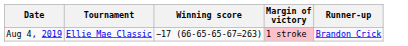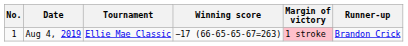+ column: (14, 16)
